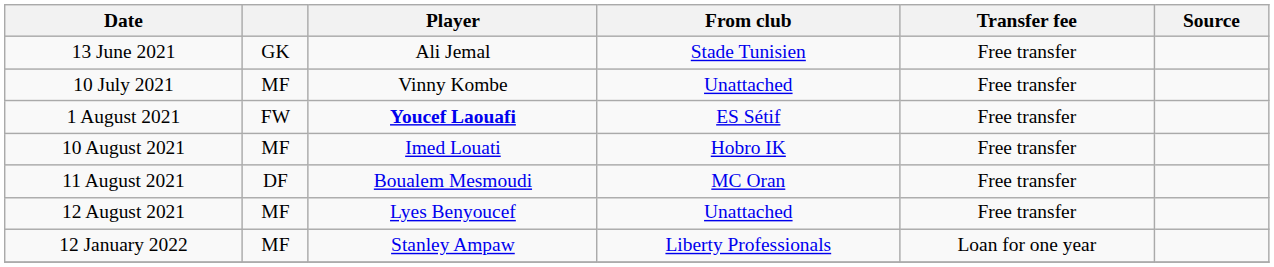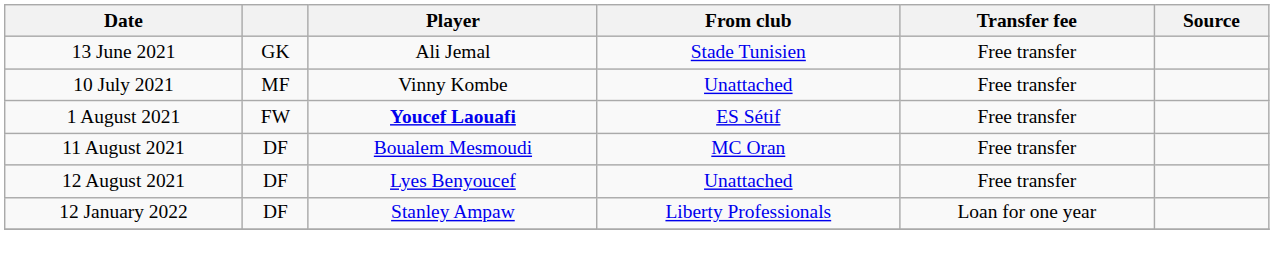- row: (124, 148)
(275, 212) MF -> (275, 180) DF
(275, 244) MF -> (275, 212) DF
